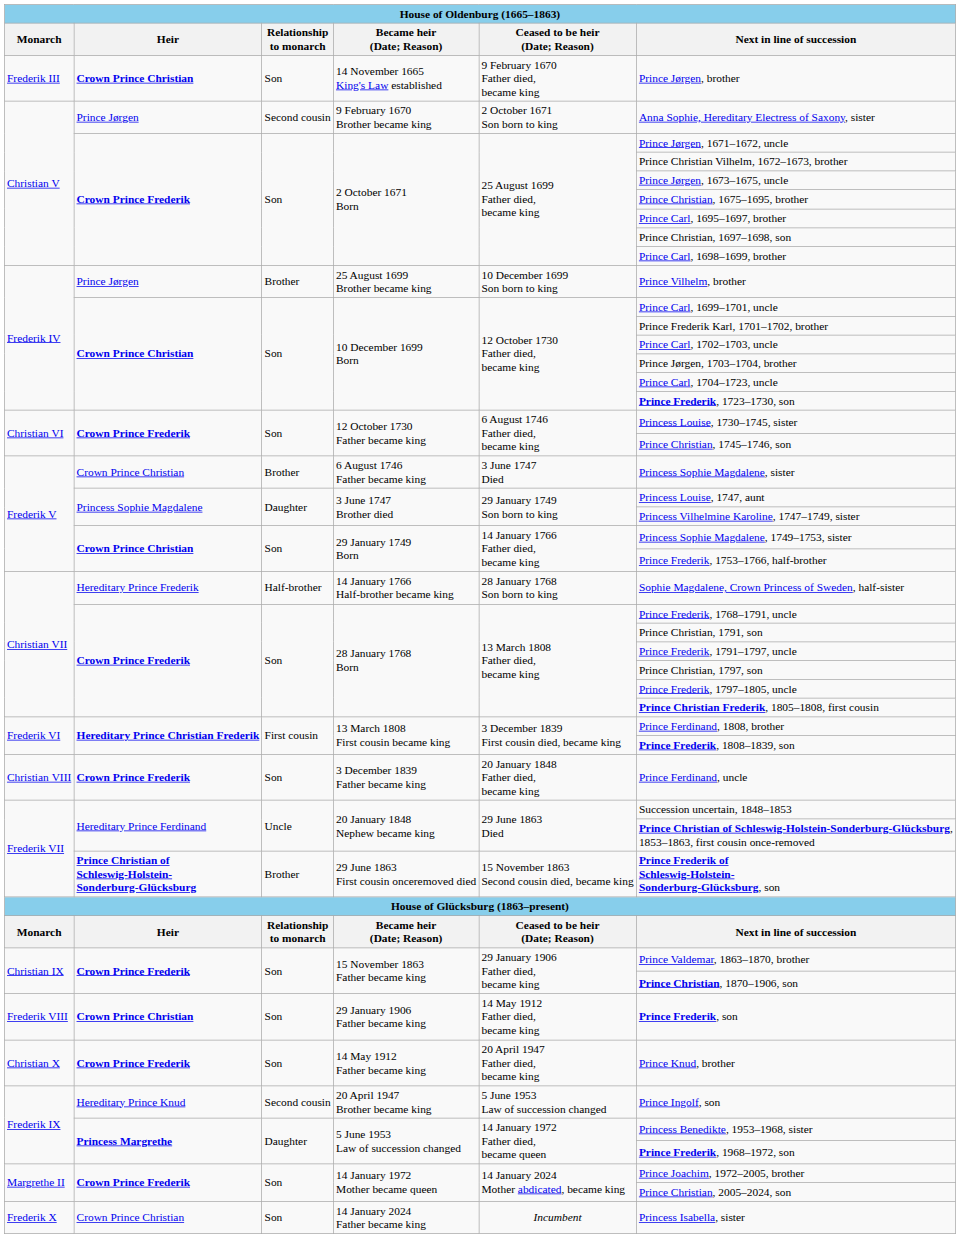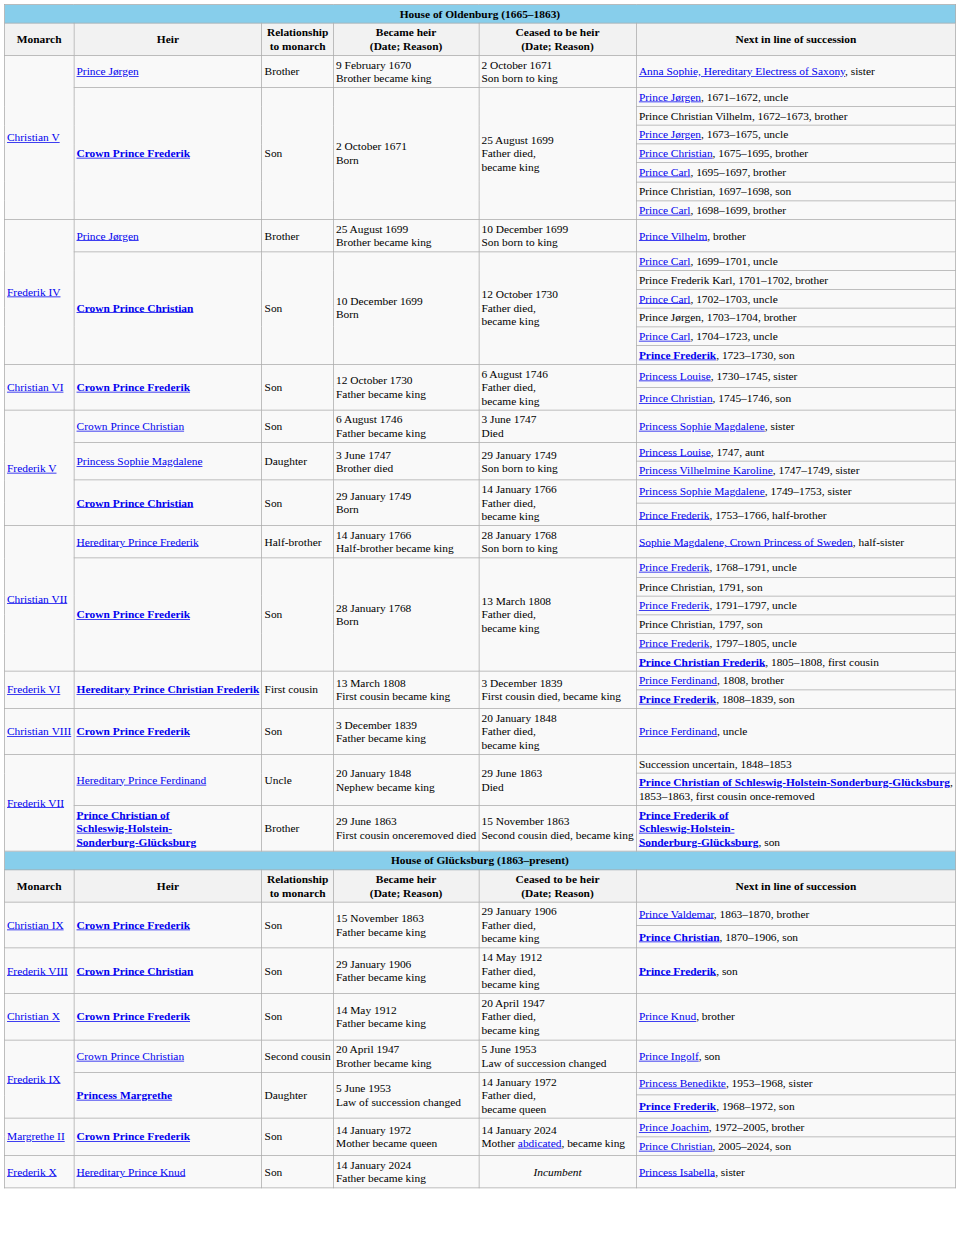- row: (33, 78)
(298, 117) Second cousin -> (282, 71) Brother
(282, 472) Brother -> (273, 426) Son
(131, 1102) Hereditary Prince Knud -> (130, 1056) Crown Prince Christian
(130, 1217) Crown Prince Christian -> (131, 1171) Hereditary Prince Knud
